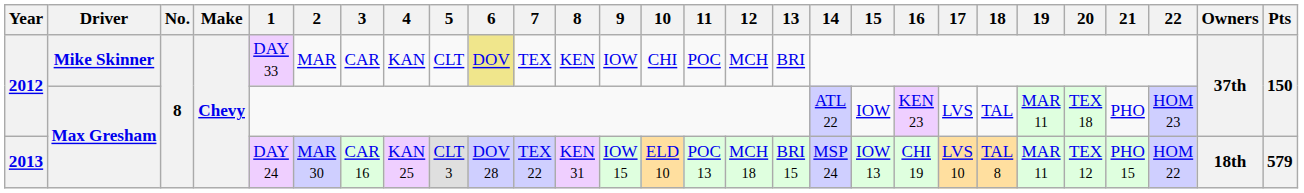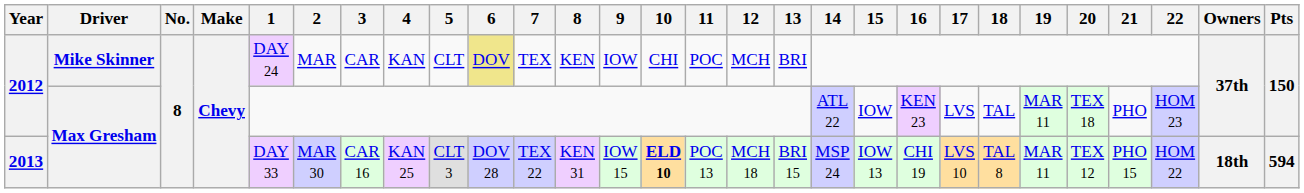(271, 59) DAY 33 -> (271, 59) DAY 24
(271, 161) DAY 24 -> (271, 161) DAY 33
(663, 161) normal -> (663, 162) bold
(1280, 162) 579 -> (1282, 162) 594
